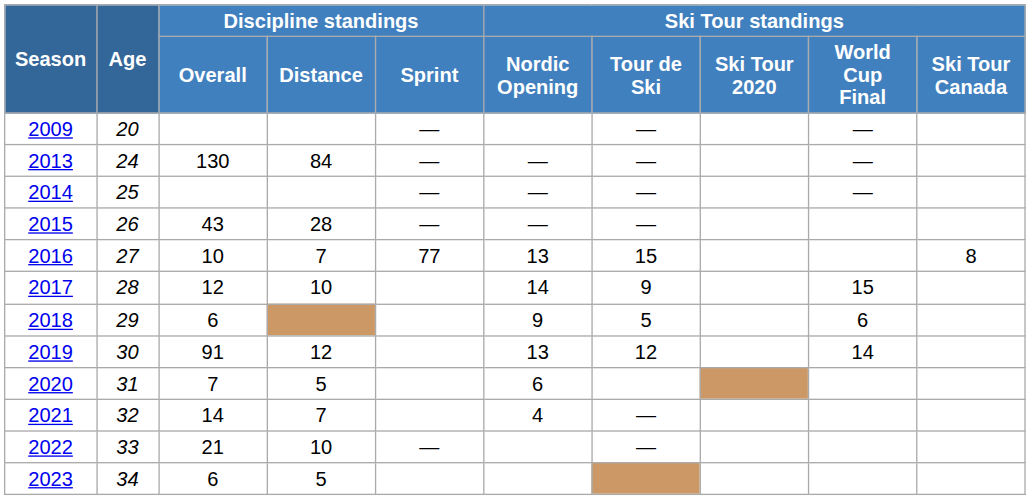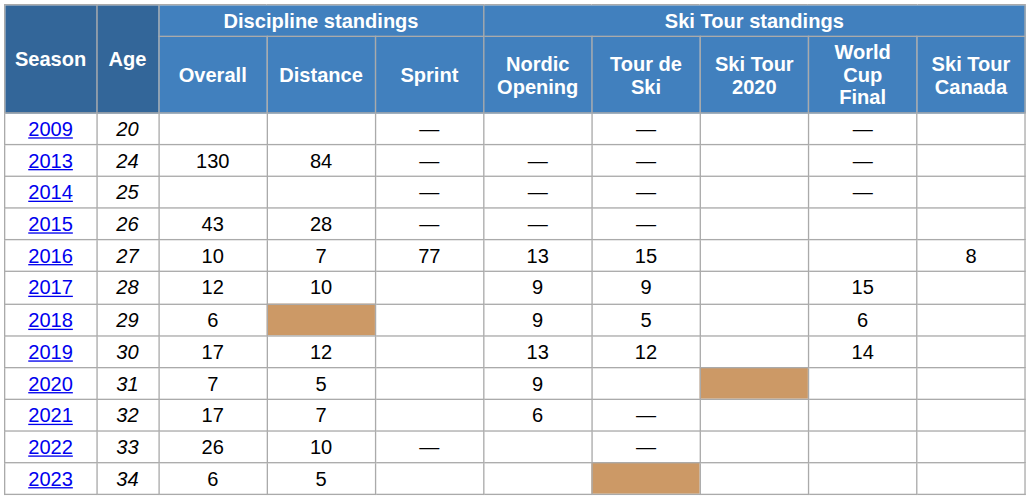(538, 288) 14 -> (538, 288) 9
(213, 351) 91 -> (213, 351) 17
(538, 383) 6 -> (538, 383) 9
(213, 415) 14 -> (213, 415) 17
(538, 415) 4 -> (538, 415) 6
(213, 447) 21 -> (213, 447) 26
